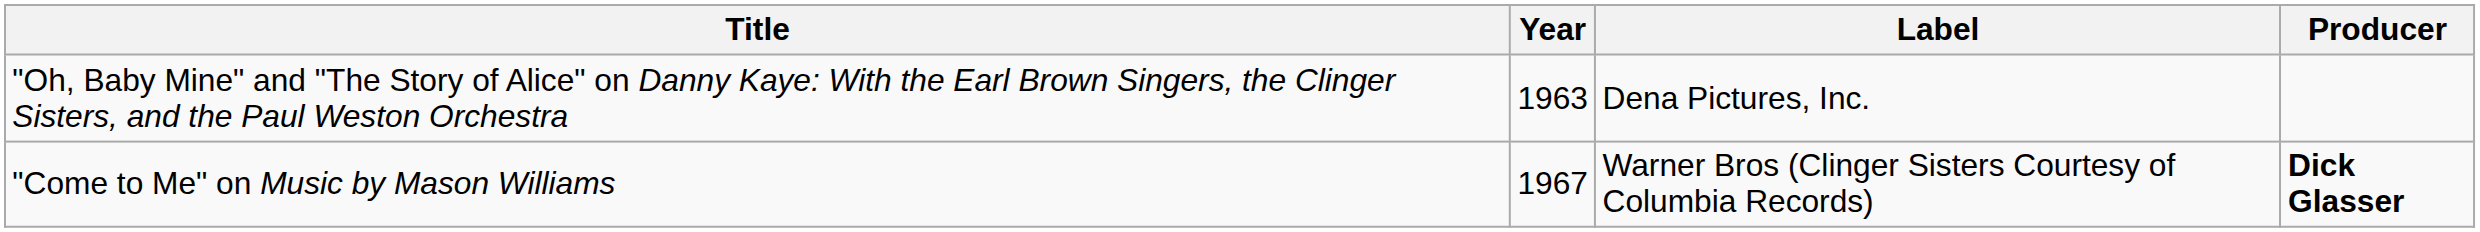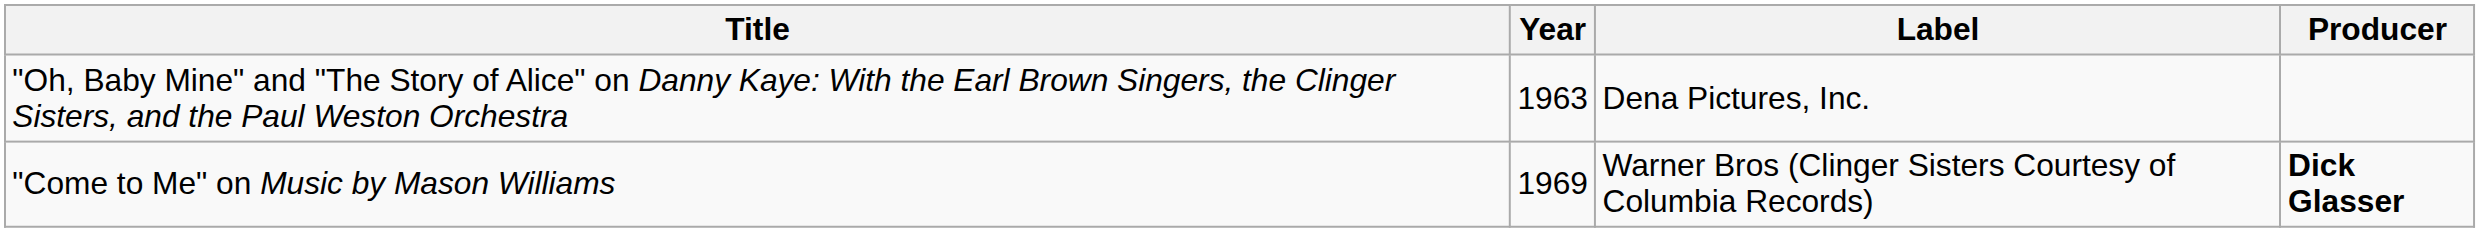(1553, 183) 1967 -> (1553, 183) 1969
